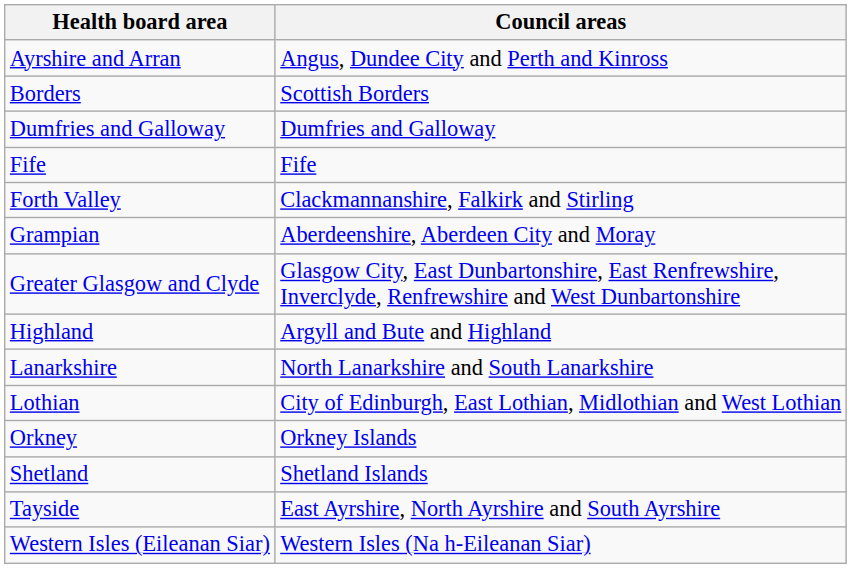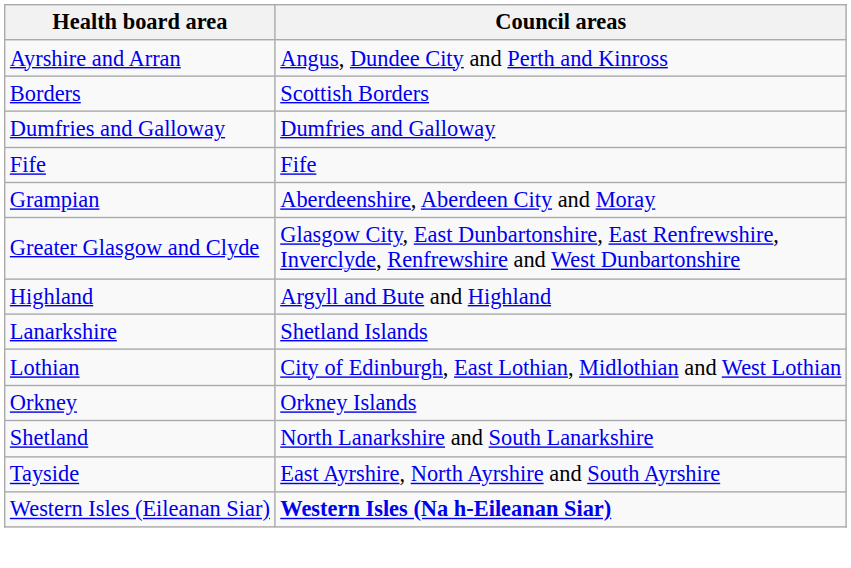- row: (65, 199)
(467, 367) North Lanarkshire and South Lanarkshire -> (354, 331) Shetland Islands
(354, 473) Shetland Islands -> (467, 438) North Lanarkshire and South Lanarkshire
(435, 544) normal -> (446, 509) bold
